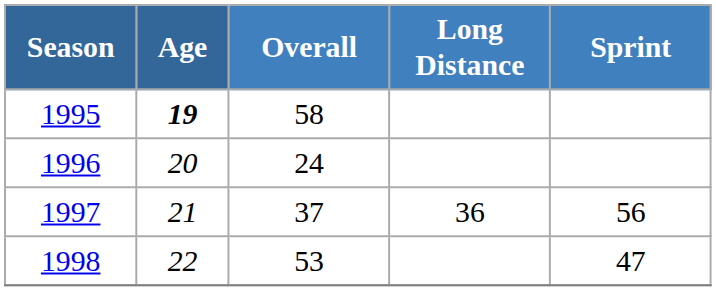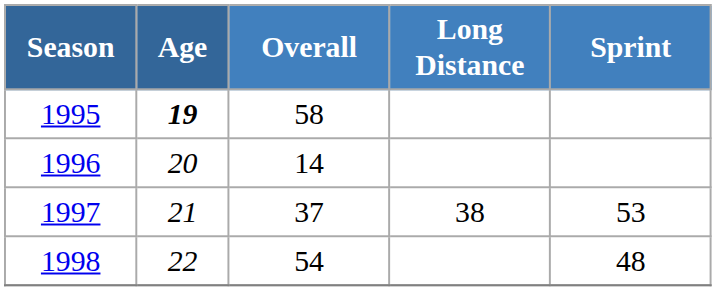(309, 162) 24 -> (309, 162) 14
(470, 211) 36 -> (470, 211) 38
(631, 211) 56 -> (631, 211) 53
(309, 261) 53 -> (309, 261) 54
(631, 261) 47 -> (631, 261) 48
